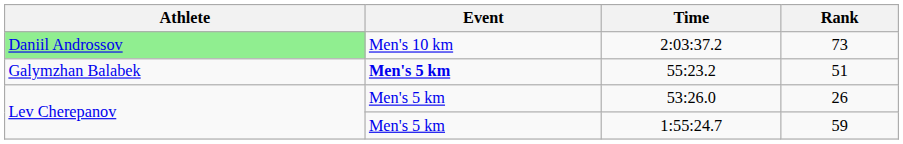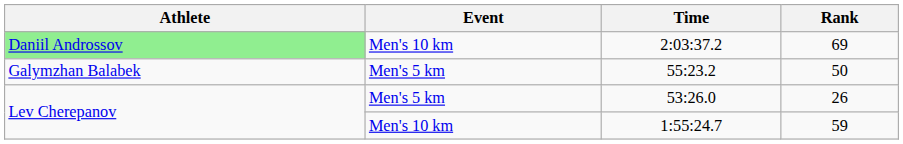(840, 45) 73 -> (840, 45) 69
(410, 71) bold -> (407, 71) normal
(840, 71) 51 -> (840, 71) 50
(407, 125) Men's 5 km -> (411, 125) Men's 10 km
